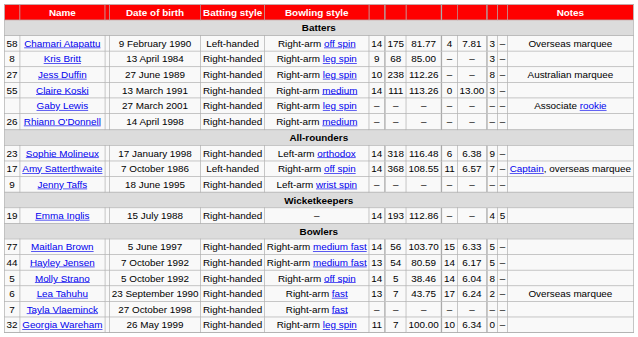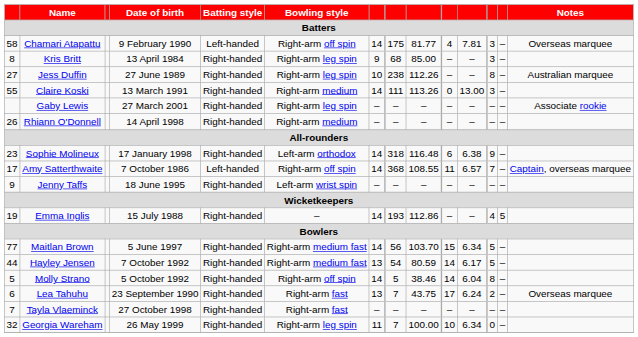(472, 247) 6.33 -> (472, 247) 6.34
